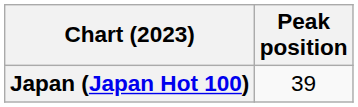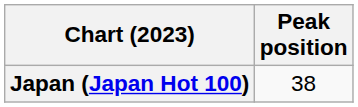(304, 83) 39 -> (304, 83) 38
